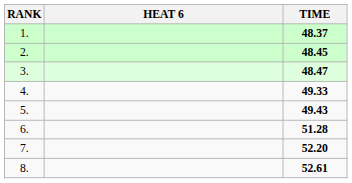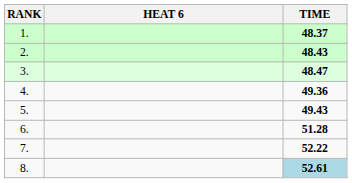(315, 52) 48.45 -> (315, 52) 48.43
(315, 91) 49.33 -> (315, 91) 49.36
(315, 149) 52.20 -> (315, 149) 52.22
(315, 168) no background -> (315, 168) lightblue background
